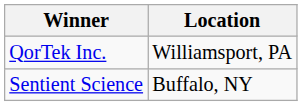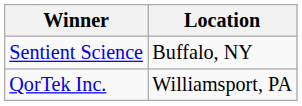rows swapped: (76, 84) <-> (58, 52)
